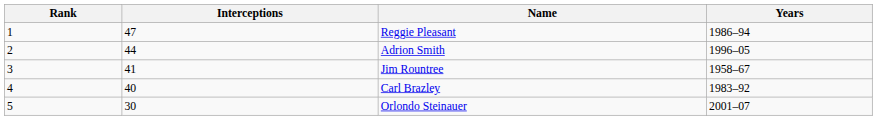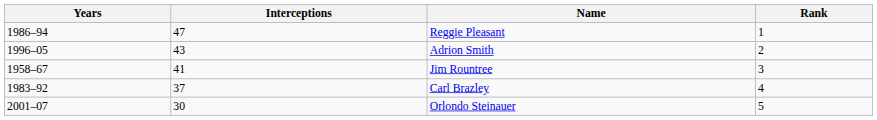columns swapped: (63, 13) <-> (789, 13)
(130, 50) 44 -> (179, 50) 43
(130, 87) 40 -> (179, 87) 37
